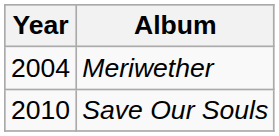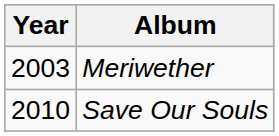(40, 67) 2004 -> (40, 67) 2003
